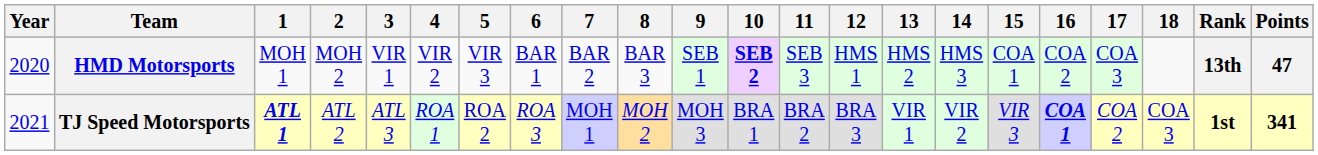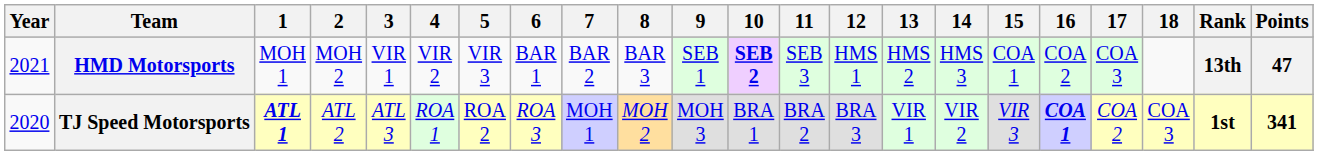(29, 65) 2020 -> (29, 65) 2021
(29, 121) 2021 -> (29, 121) 2020
